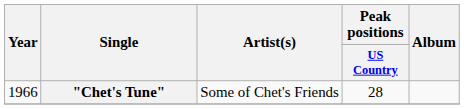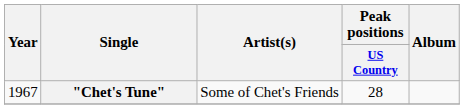(23, 92) 1966 -> (23, 92) 1967
